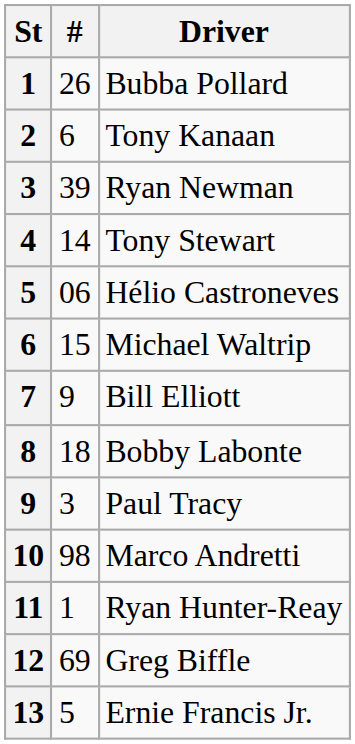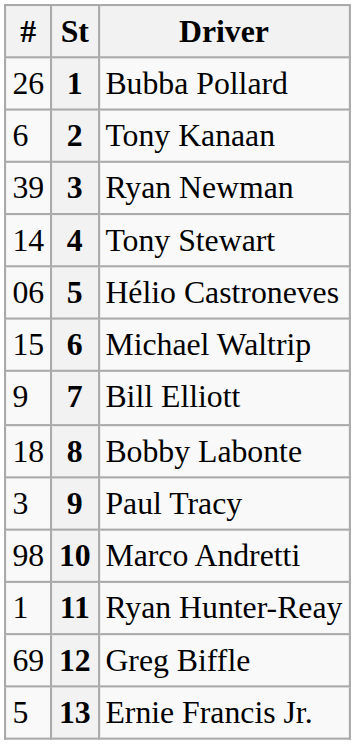columns swapped: (28, 30) <-> (75, 30)
